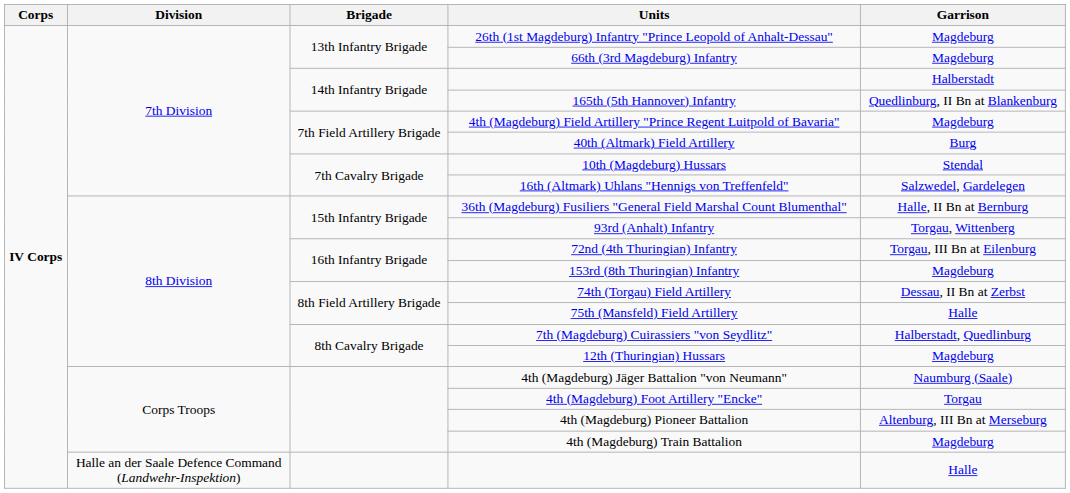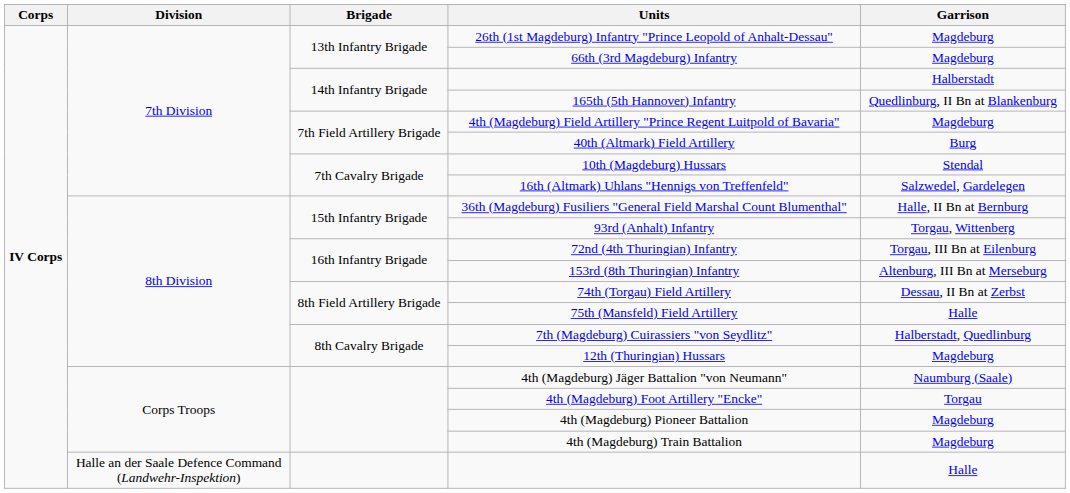(963, 270) Magdeburg -> (963, 270) Altenburg, III Bn at Merseburg
(963, 420) Altenburg, III Bn at Merseburg -> (963, 420) Magdeburg
